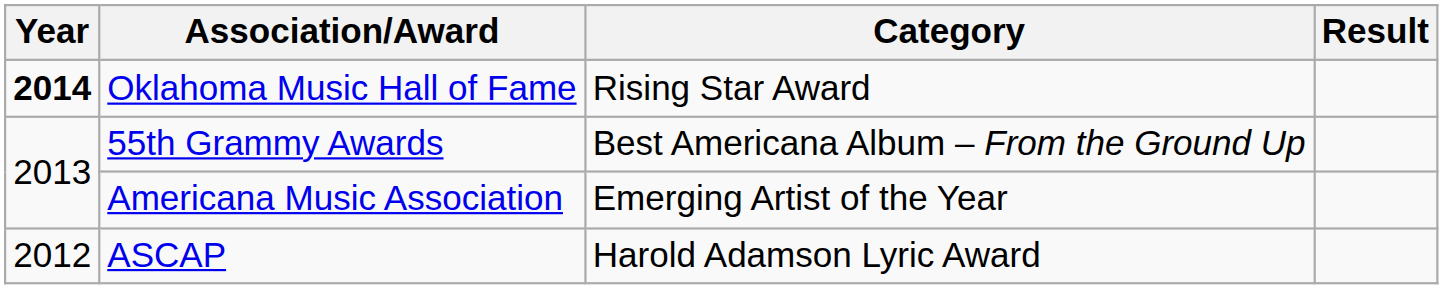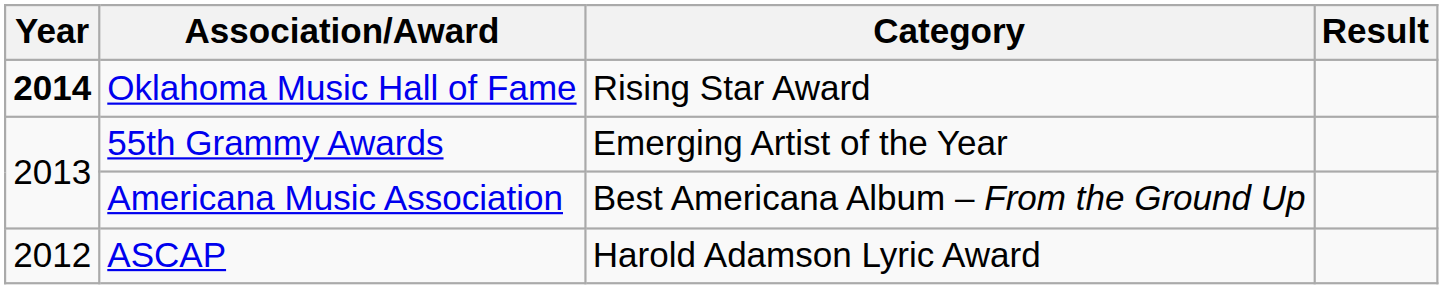(949, 143) Best Americana Album – From the Ground Up -> (800, 143) Emerging Artist of the Year
(800, 198) Emerging Artist of the Year -> (949, 198) Best Americana Album – From the Ground Up
